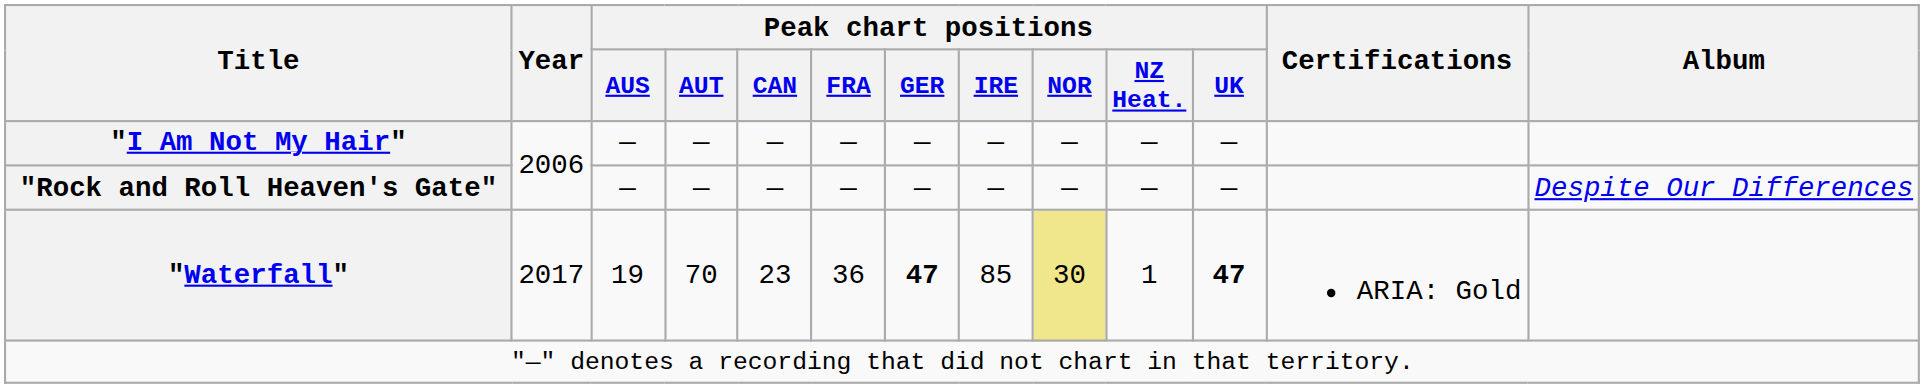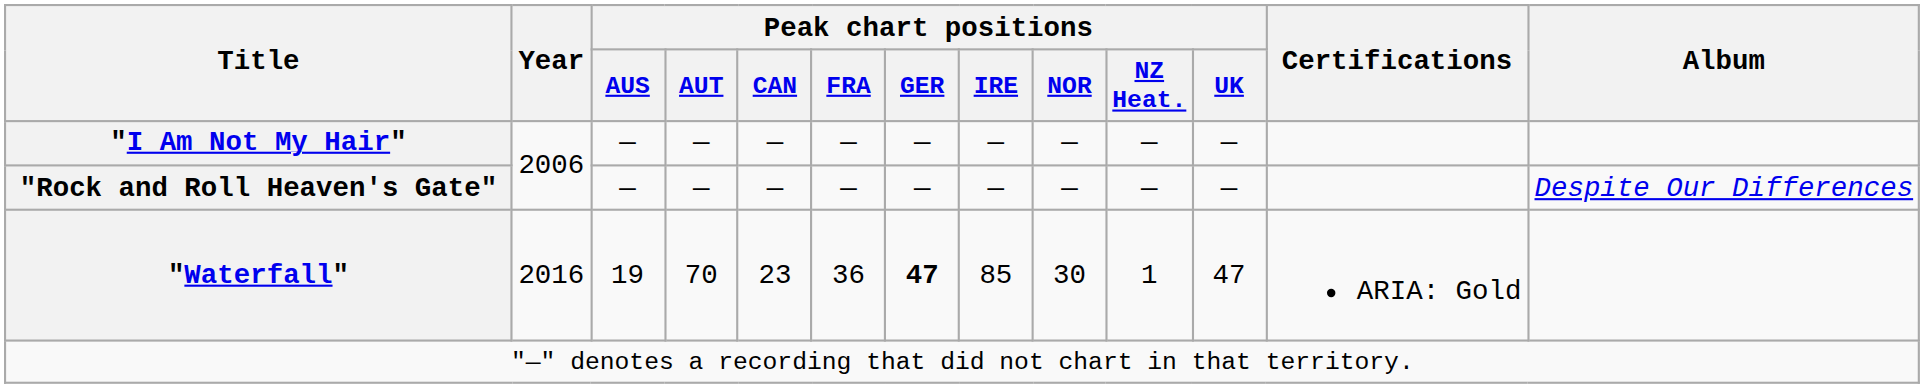(551, 276) 2017 -> (551, 276) 2016
(1070, 276) khaki background -> (1070, 276) no background
(1229, 276) bold -> (1229, 276) normal
